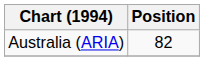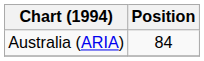(163, 42) 82 -> (163, 42) 84
